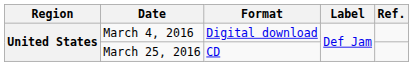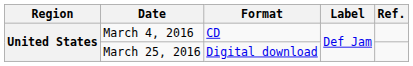(262, 33) Digital download -> (213, 33) CD
(213, 52) CD -> (262, 52) Digital download
